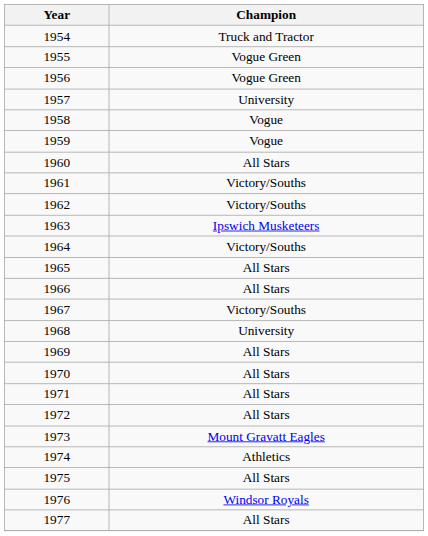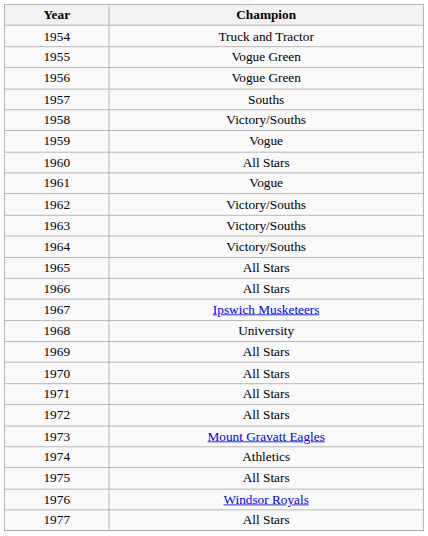(266, 99) University -> (266, 99) Souths
(266, 120) Vogue -> (266, 120) Victory/Souths
(266, 183) Victory/Souths -> (266, 183) Vogue
(266, 225) Ipswich Musketeers -> (266, 225) Victory/Souths
(266, 309) Victory/Souths -> (266, 309) Ipswich Musketeers
